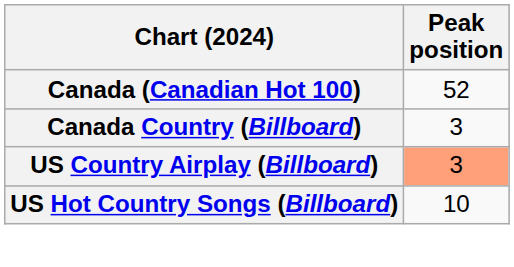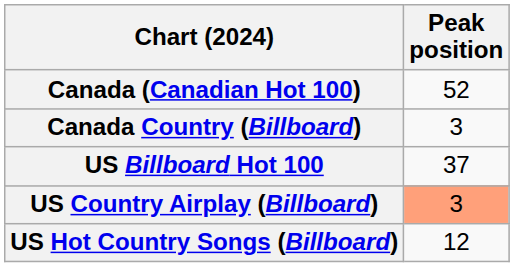+ row: (204, 165)
(456, 204) 10 -> (456, 242) 12
